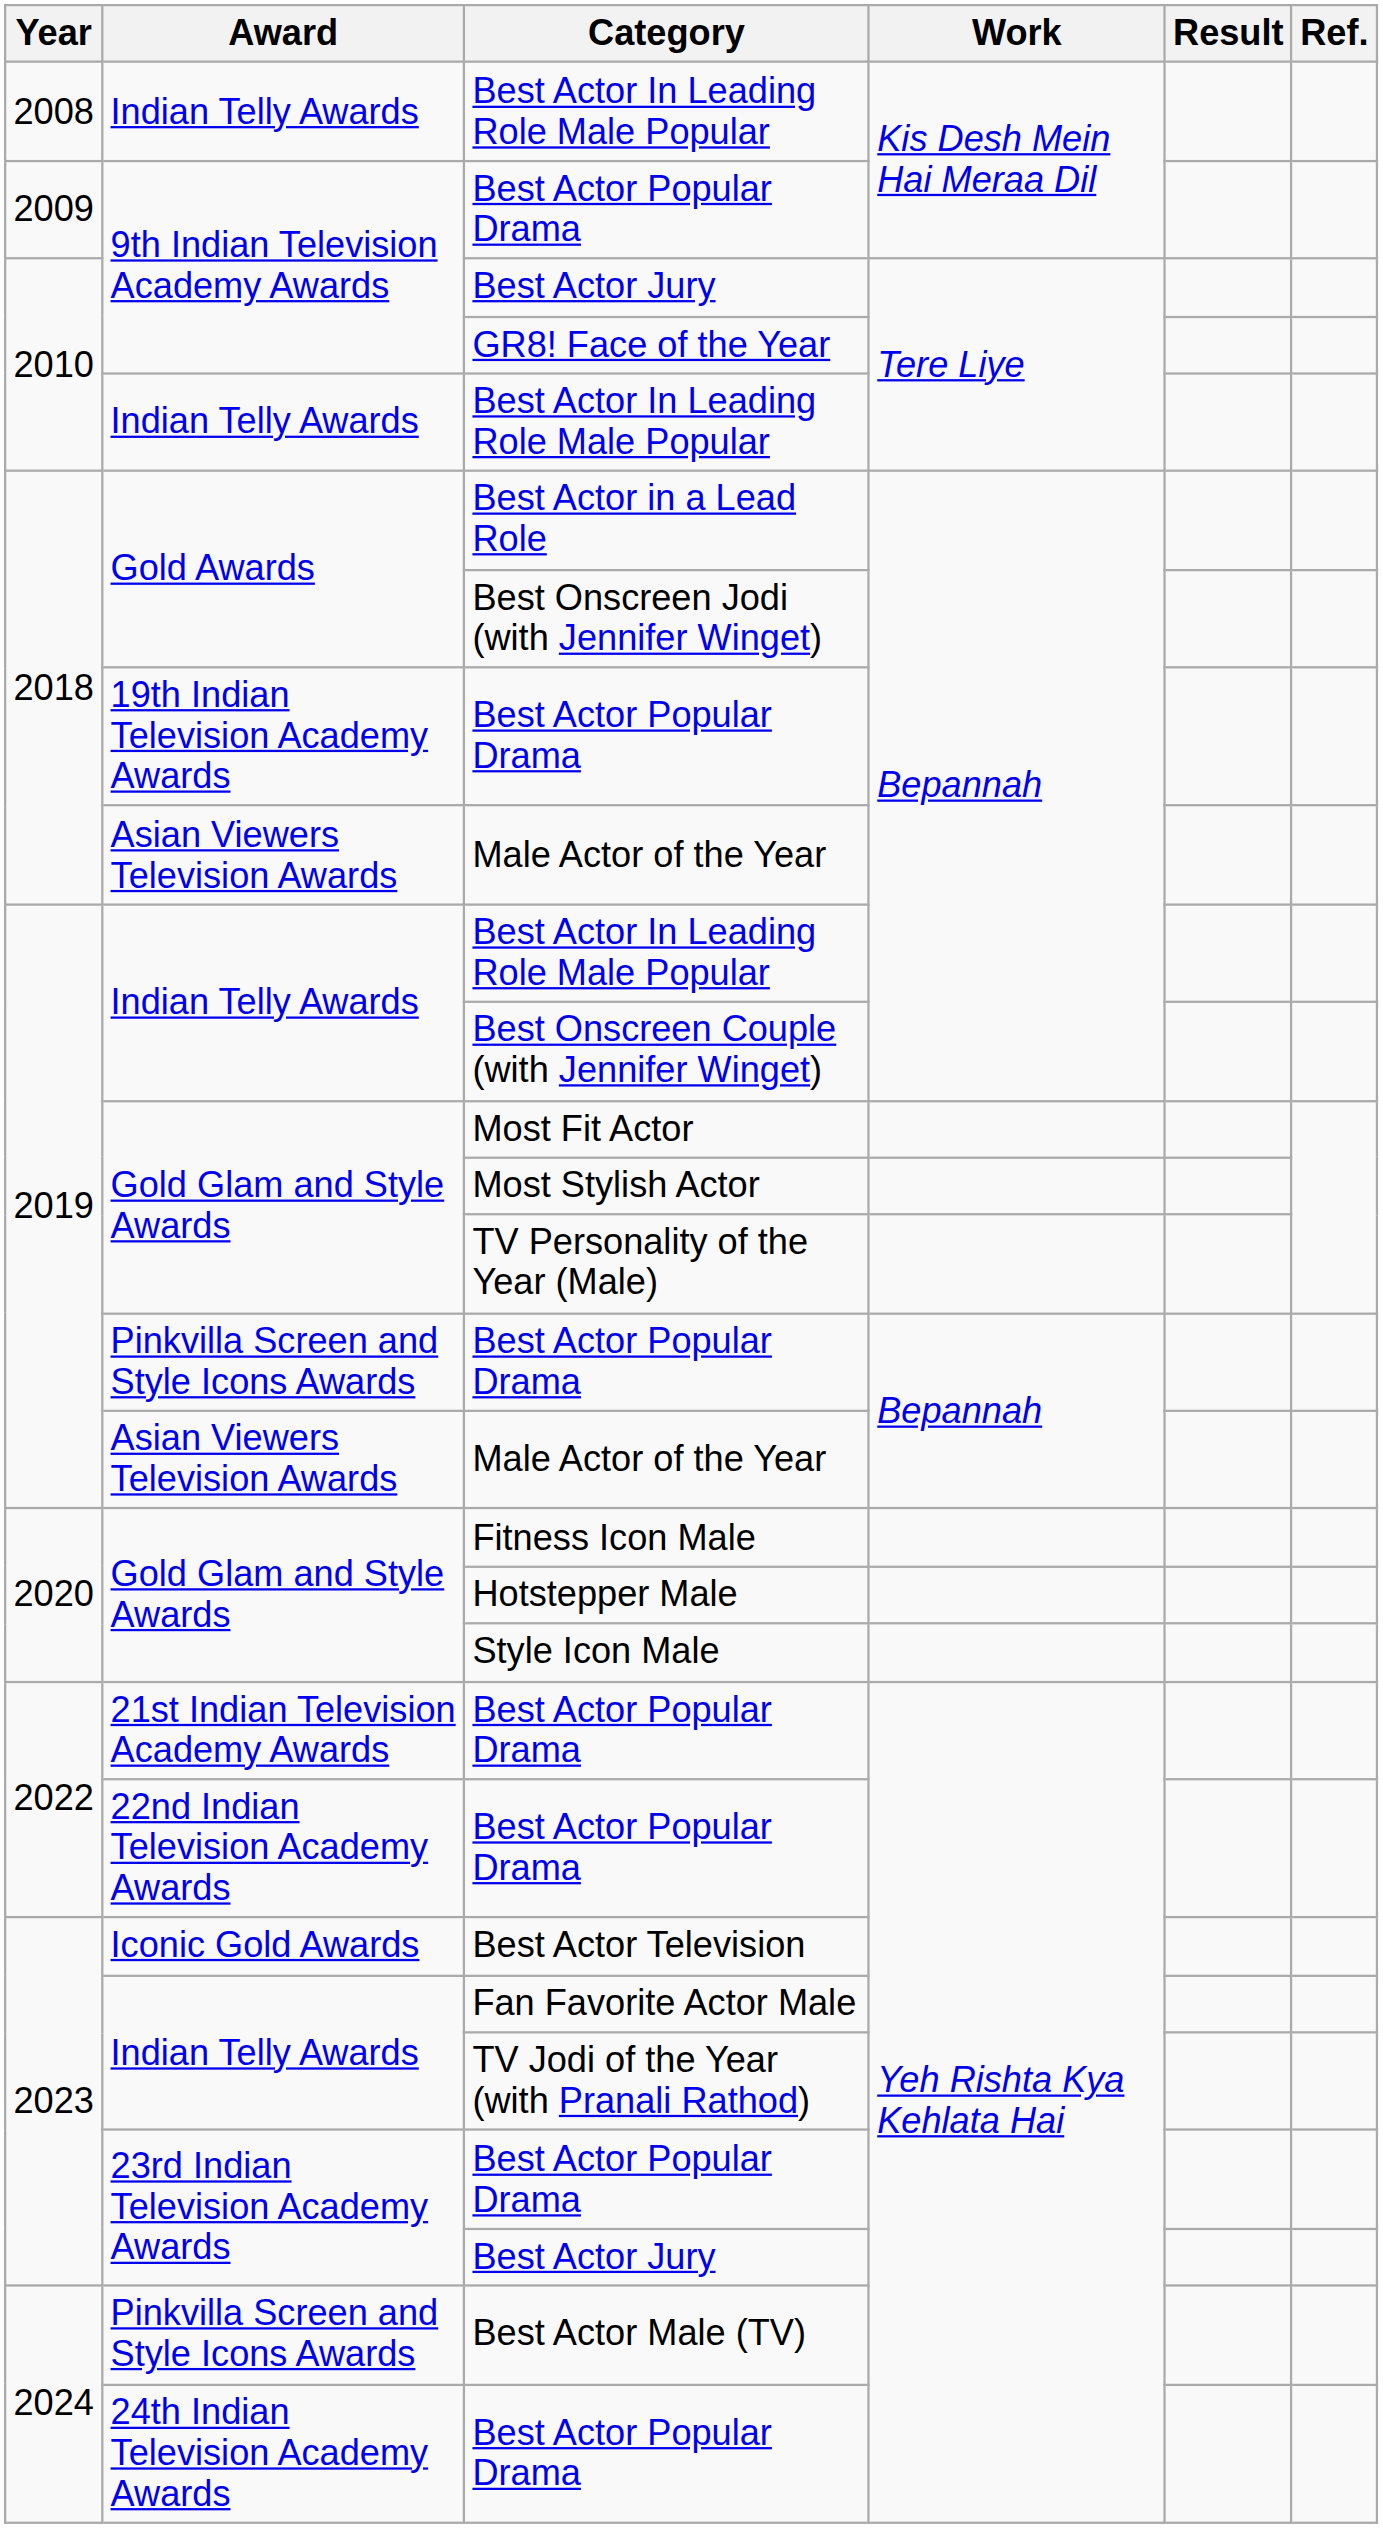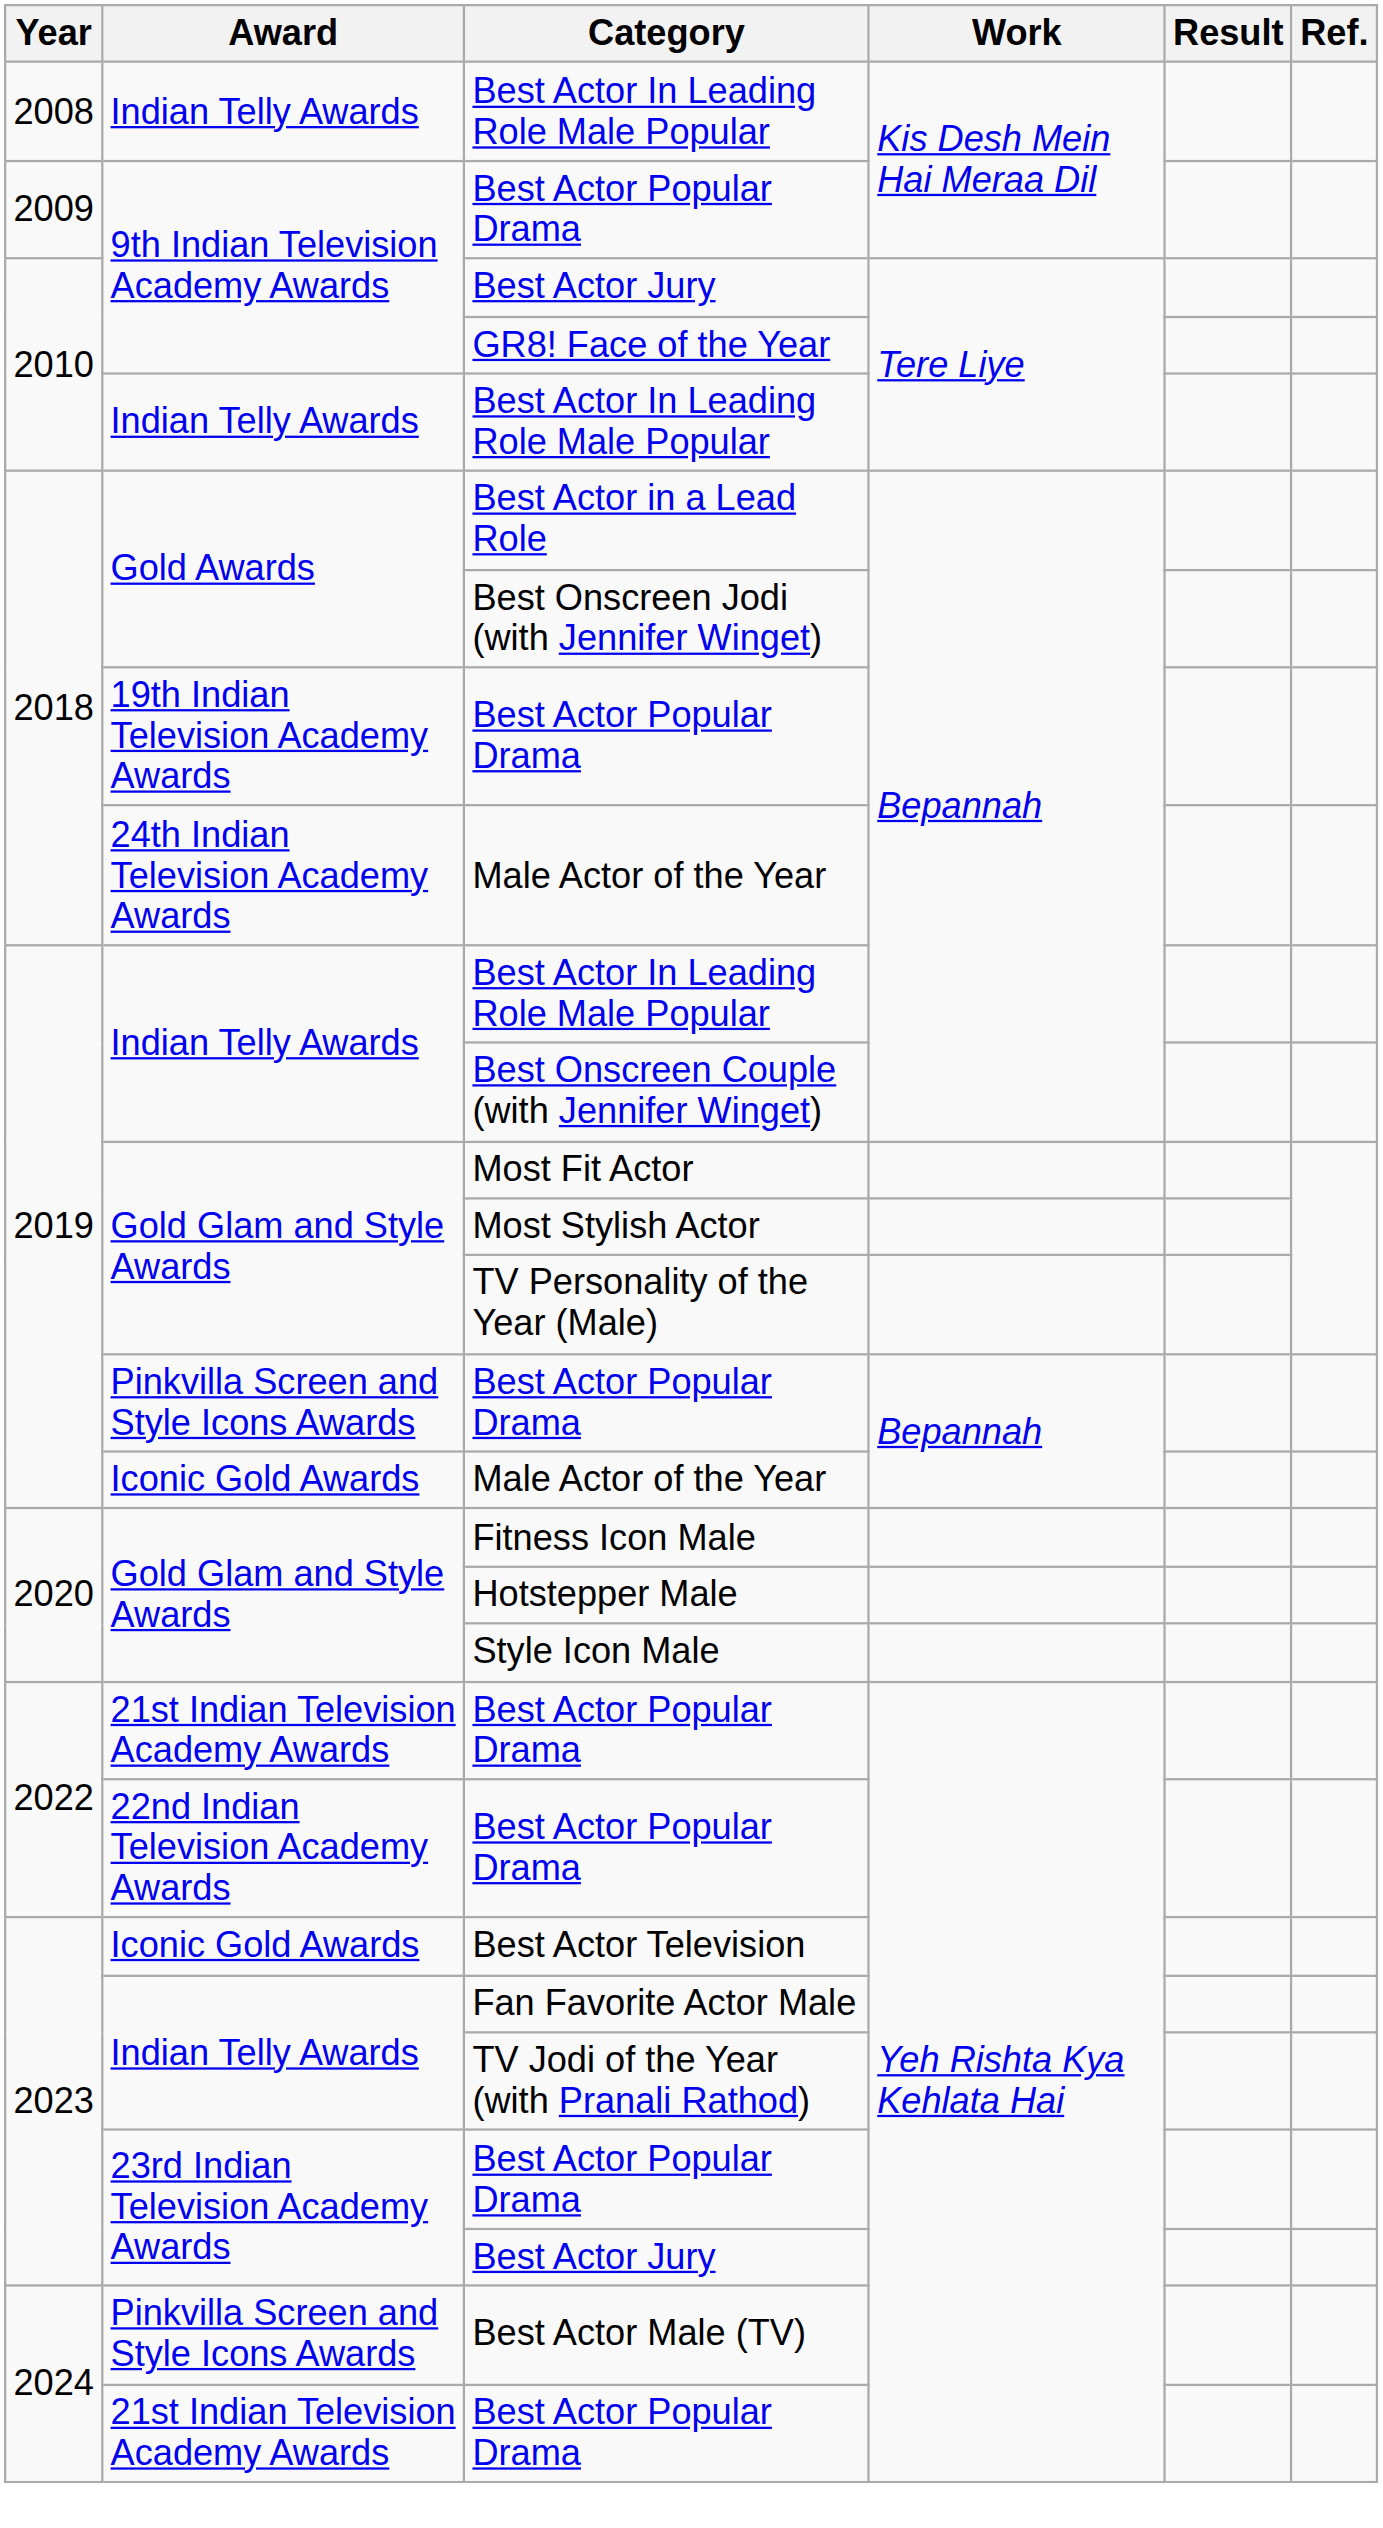(254, 854) Asian Viewers Television Awards -> (269, 874) 24th Indian Television Academy Awards
(254, 1459) Asian Viewers Television Awards -> (265, 1479) Iconic Gold Awards
(269, 2452) 24th Indian Television Academy Awards -> (283, 2432) 21st Indian Television Academy Awards
